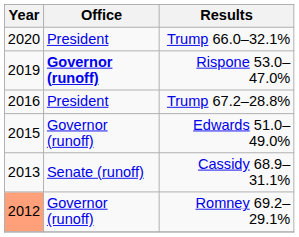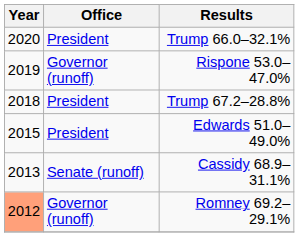(80, 70) bold -> (77, 70) normal
(24, 101) 2016 -> (24, 101) 2018
(77, 132) Governor (runoff) -> (78, 132) President
